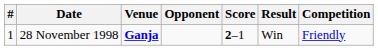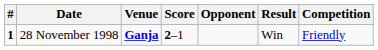columns swapped: (192, 14) <-> (240, 14)
(11, 34) normal -> (11, 34) bold
